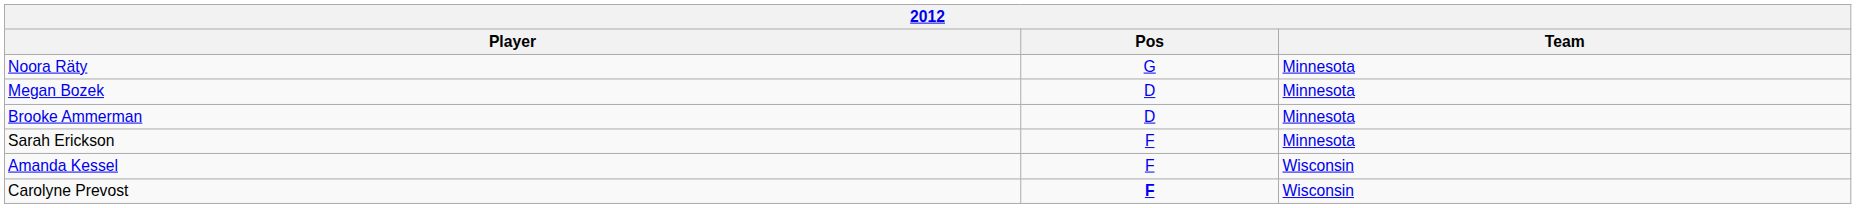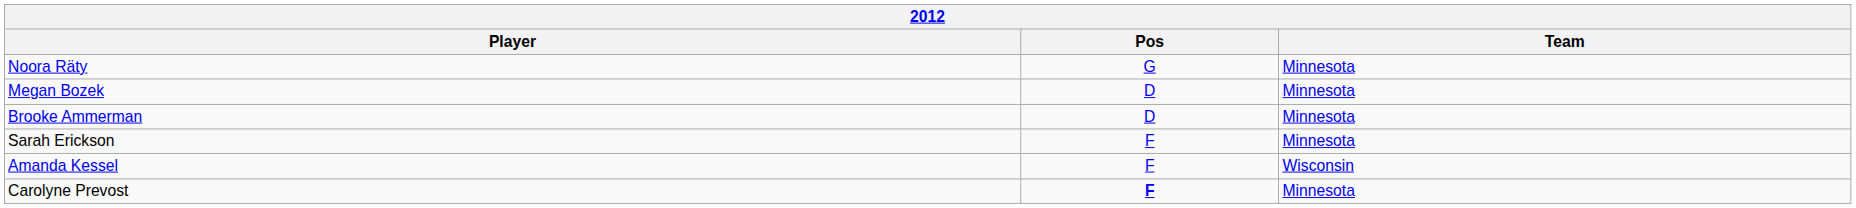(1318, 191) Wisconsin -> (1319, 191) Minnesota
